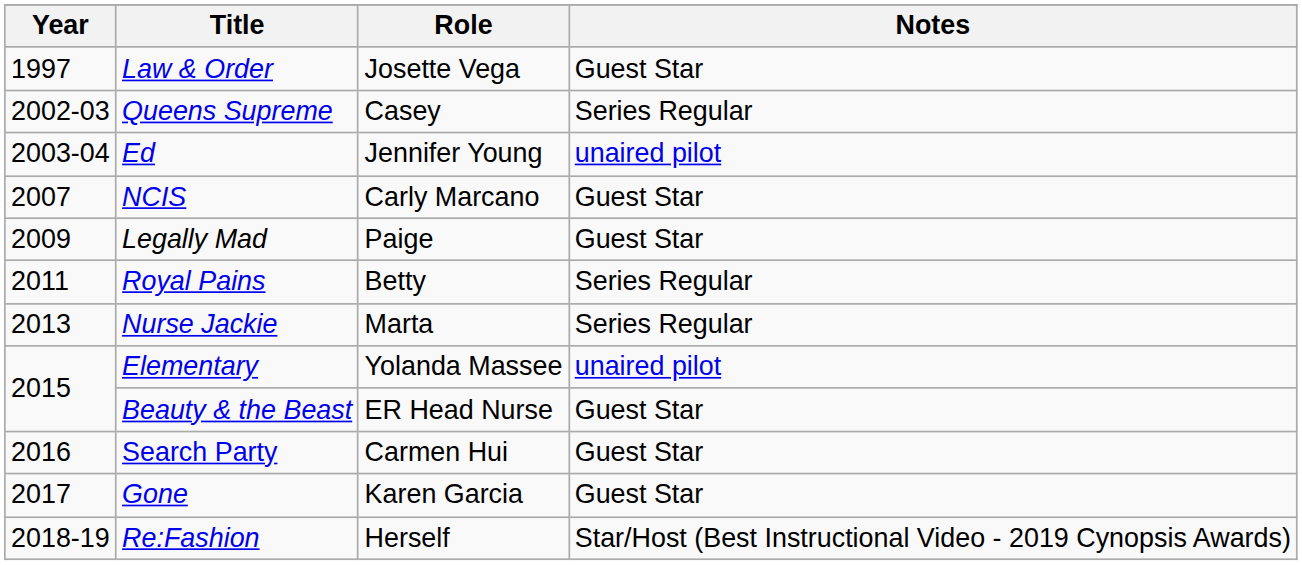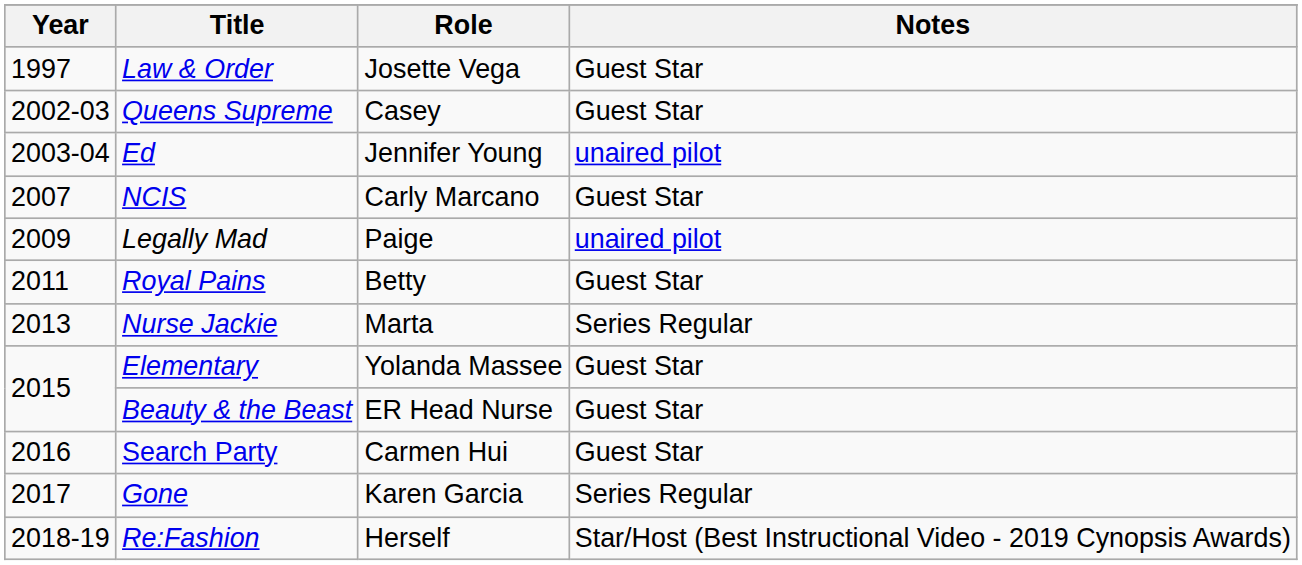(664, 111) Series Regular -> (639, 111) Guest Star
(639, 238) Guest Star -> (648, 238) unaired pilot
(664, 281) Series Regular -> (639, 281) Guest Star
(648, 366) unaired pilot -> (639, 366) Guest Star
(639, 494) Guest Star -> (664, 494) Series Regular
